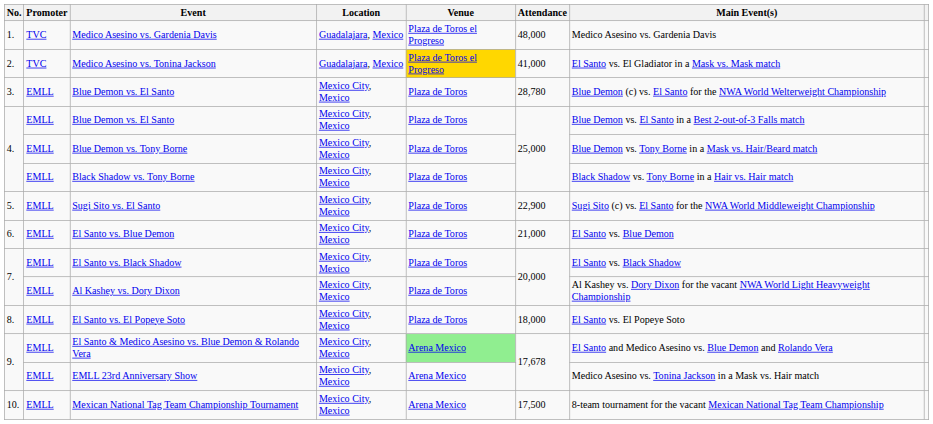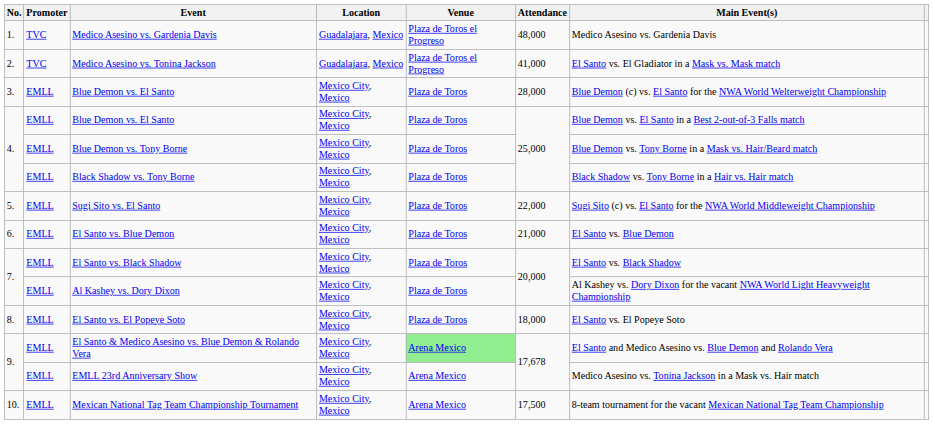(443, 63) gold background -> (443, 63) no background
(532, 91) 28,780 -> (532, 91) 28,000
(532, 205) 22,900 -> (532, 205) 22,000
